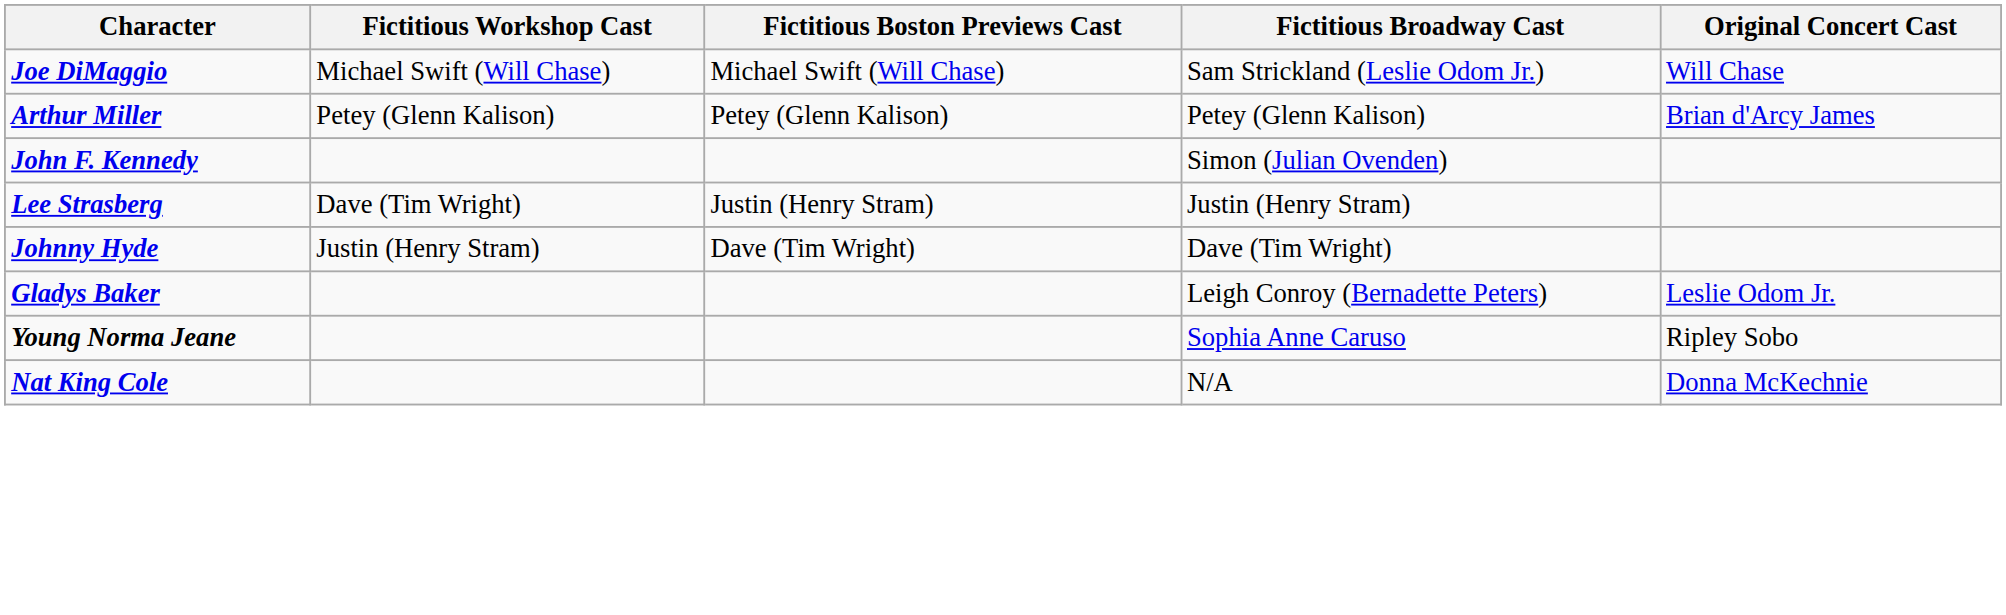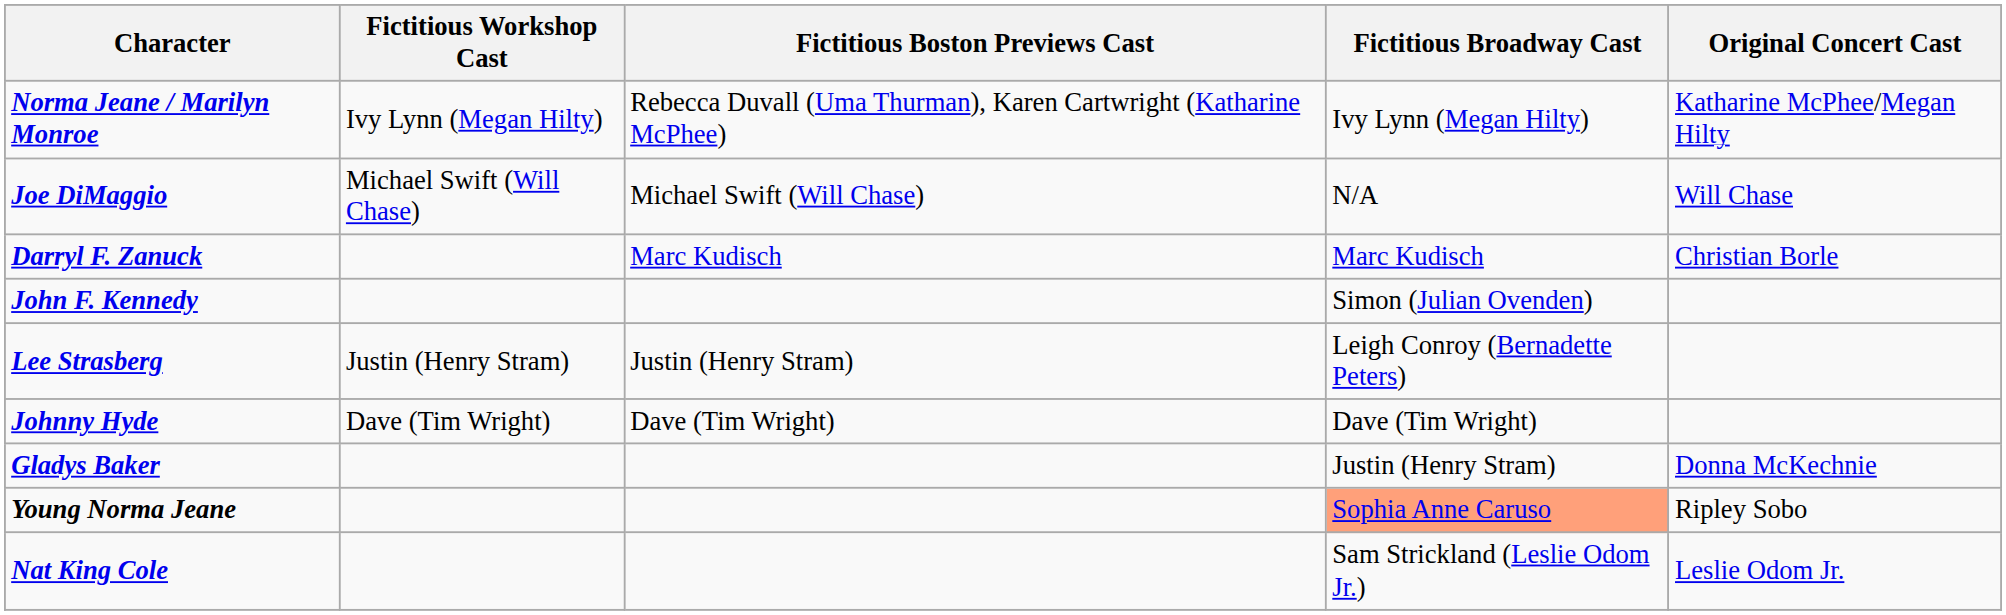+ row: (140, 119)
(1366, 71) Sam Strickland (Leslie Odom Jr.) -> (1355, 195) N/A
- row: (86, 115)
+ row: (107, 256)
(419, 204) Dave (Tim Wright) -> (458, 361) Justin (Henry Stram)
(1299, 204) Justin (Henry Stram) -> (1472, 361) Leigh Conroy (Bernadette Peters)
(428, 249) Justin (Henry Stram) -> (448, 421) Dave (Tim Wright)
(1367, 293) Leigh Conroy (Bernadette Peters) -> (1444, 465) Justin (Henry Stram)
(1751, 293) Leslie Odom Jr. -> (1776, 465) Donna McKechnie
(1296, 338) no background -> (1442, 510) lightsalmon background
(1210, 382) N/A -> (1491, 570) Sam Strickland (Leslie Odom Jr.)
(1767, 382) Donna McKechnie -> (1760, 570) Leslie Odom Jr.
